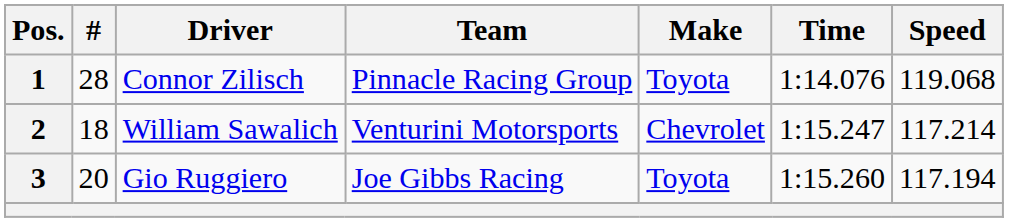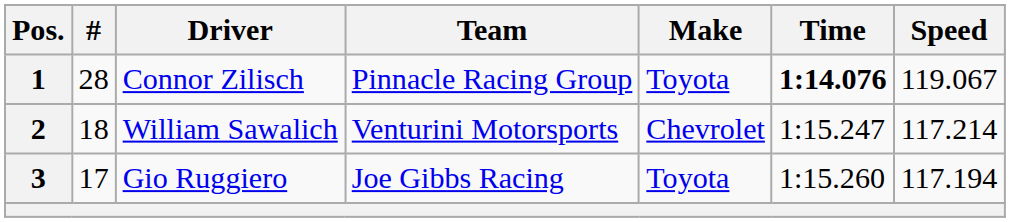(832, 79) normal -> (833, 79) bold
(947, 79) 119.068 -> (949, 79) 119.067
(94, 178) 20 -> (94, 178) 17
